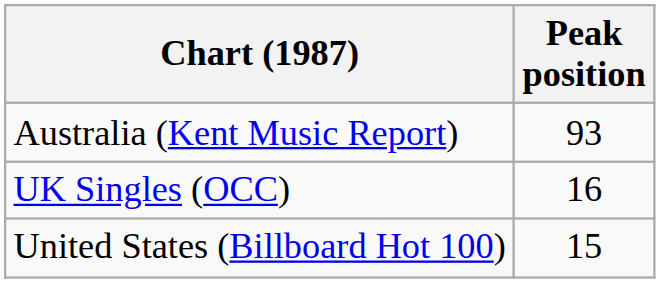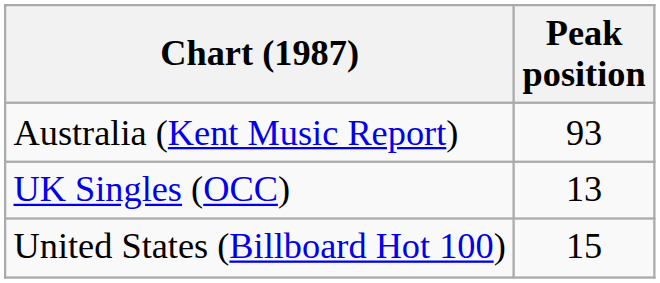(584, 189) 16 -> (584, 189) 13
